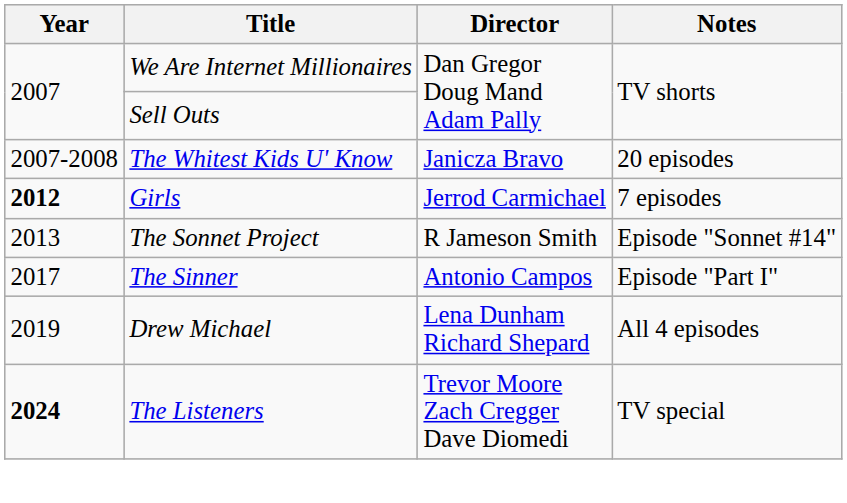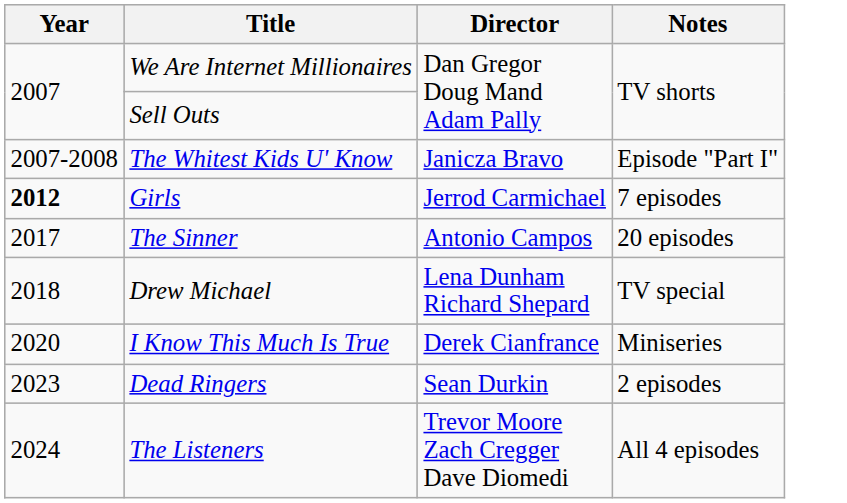(676, 158) 20 episodes -> (698, 158) Episode "Part I"
- row: (224, 237)
(698, 276) Episode "Part I" -> (676, 237) 20 episodes
(35, 329) 2019 -> (35, 290) 2018
(688, 329) All 4 episodes -> (671, 290) TV special
+ row: (259, 343)
+ row: (198, 383)
(35, 411) bold -> (35, 450) normal
(671, 411) TV special -> (688, 450) All 4 episodes
